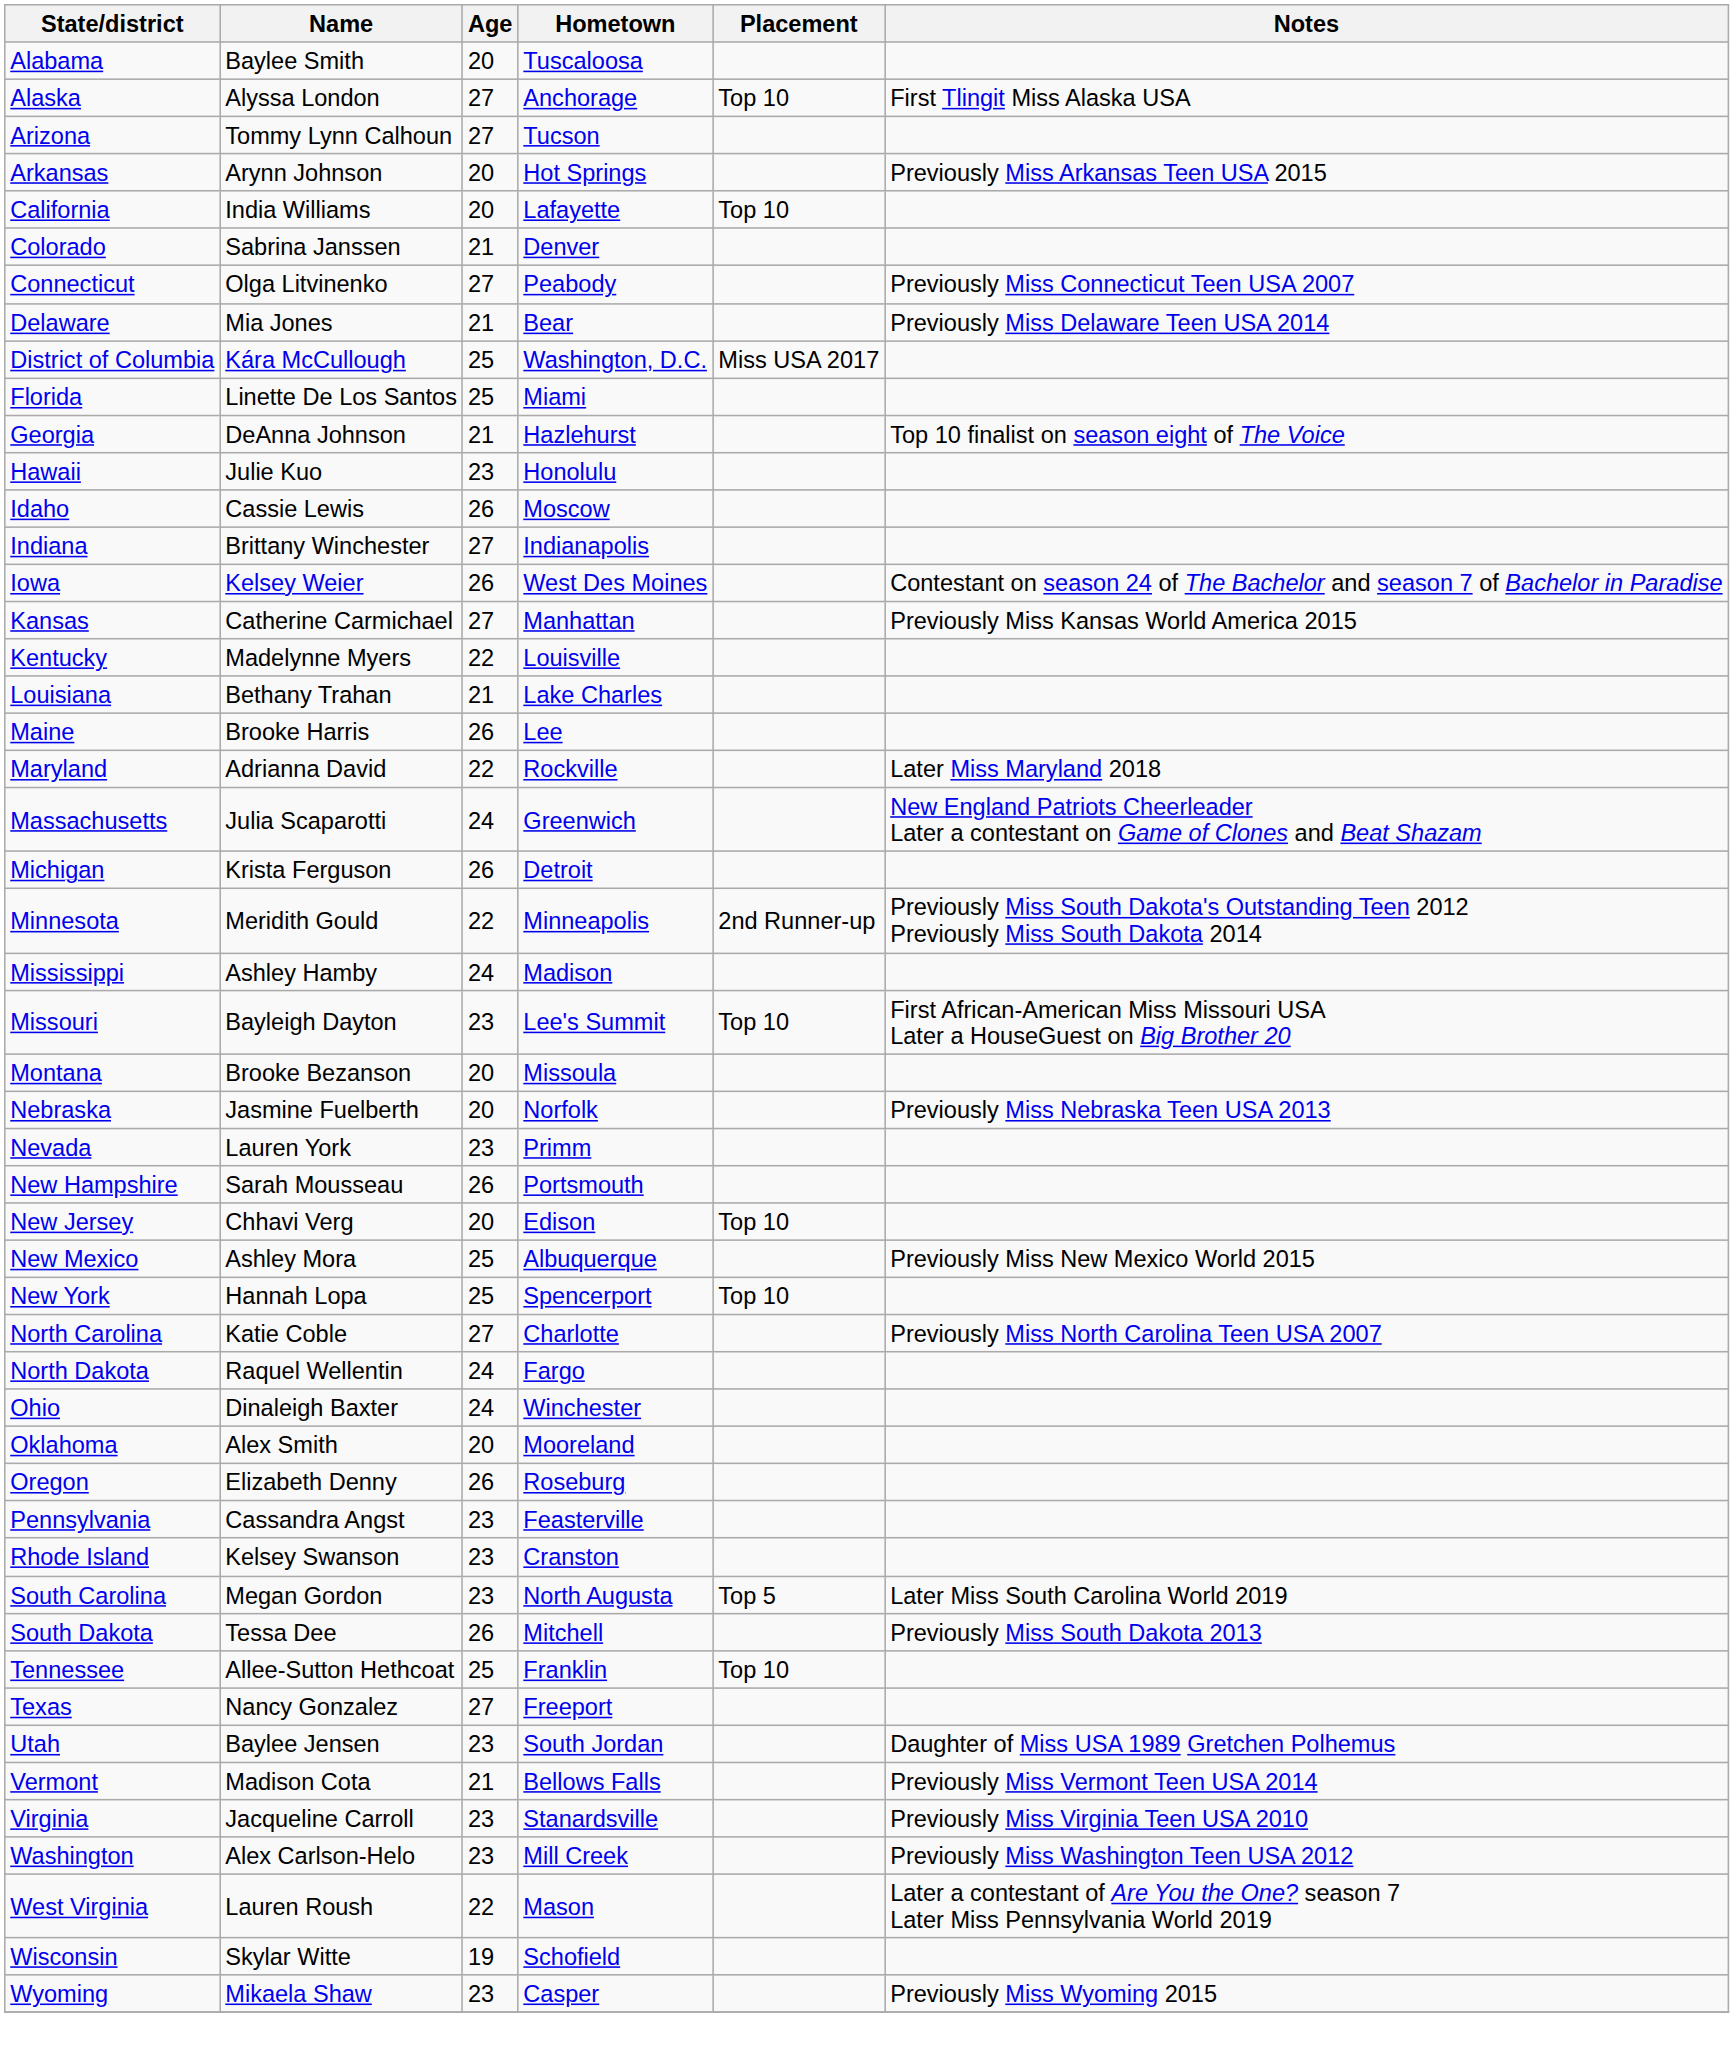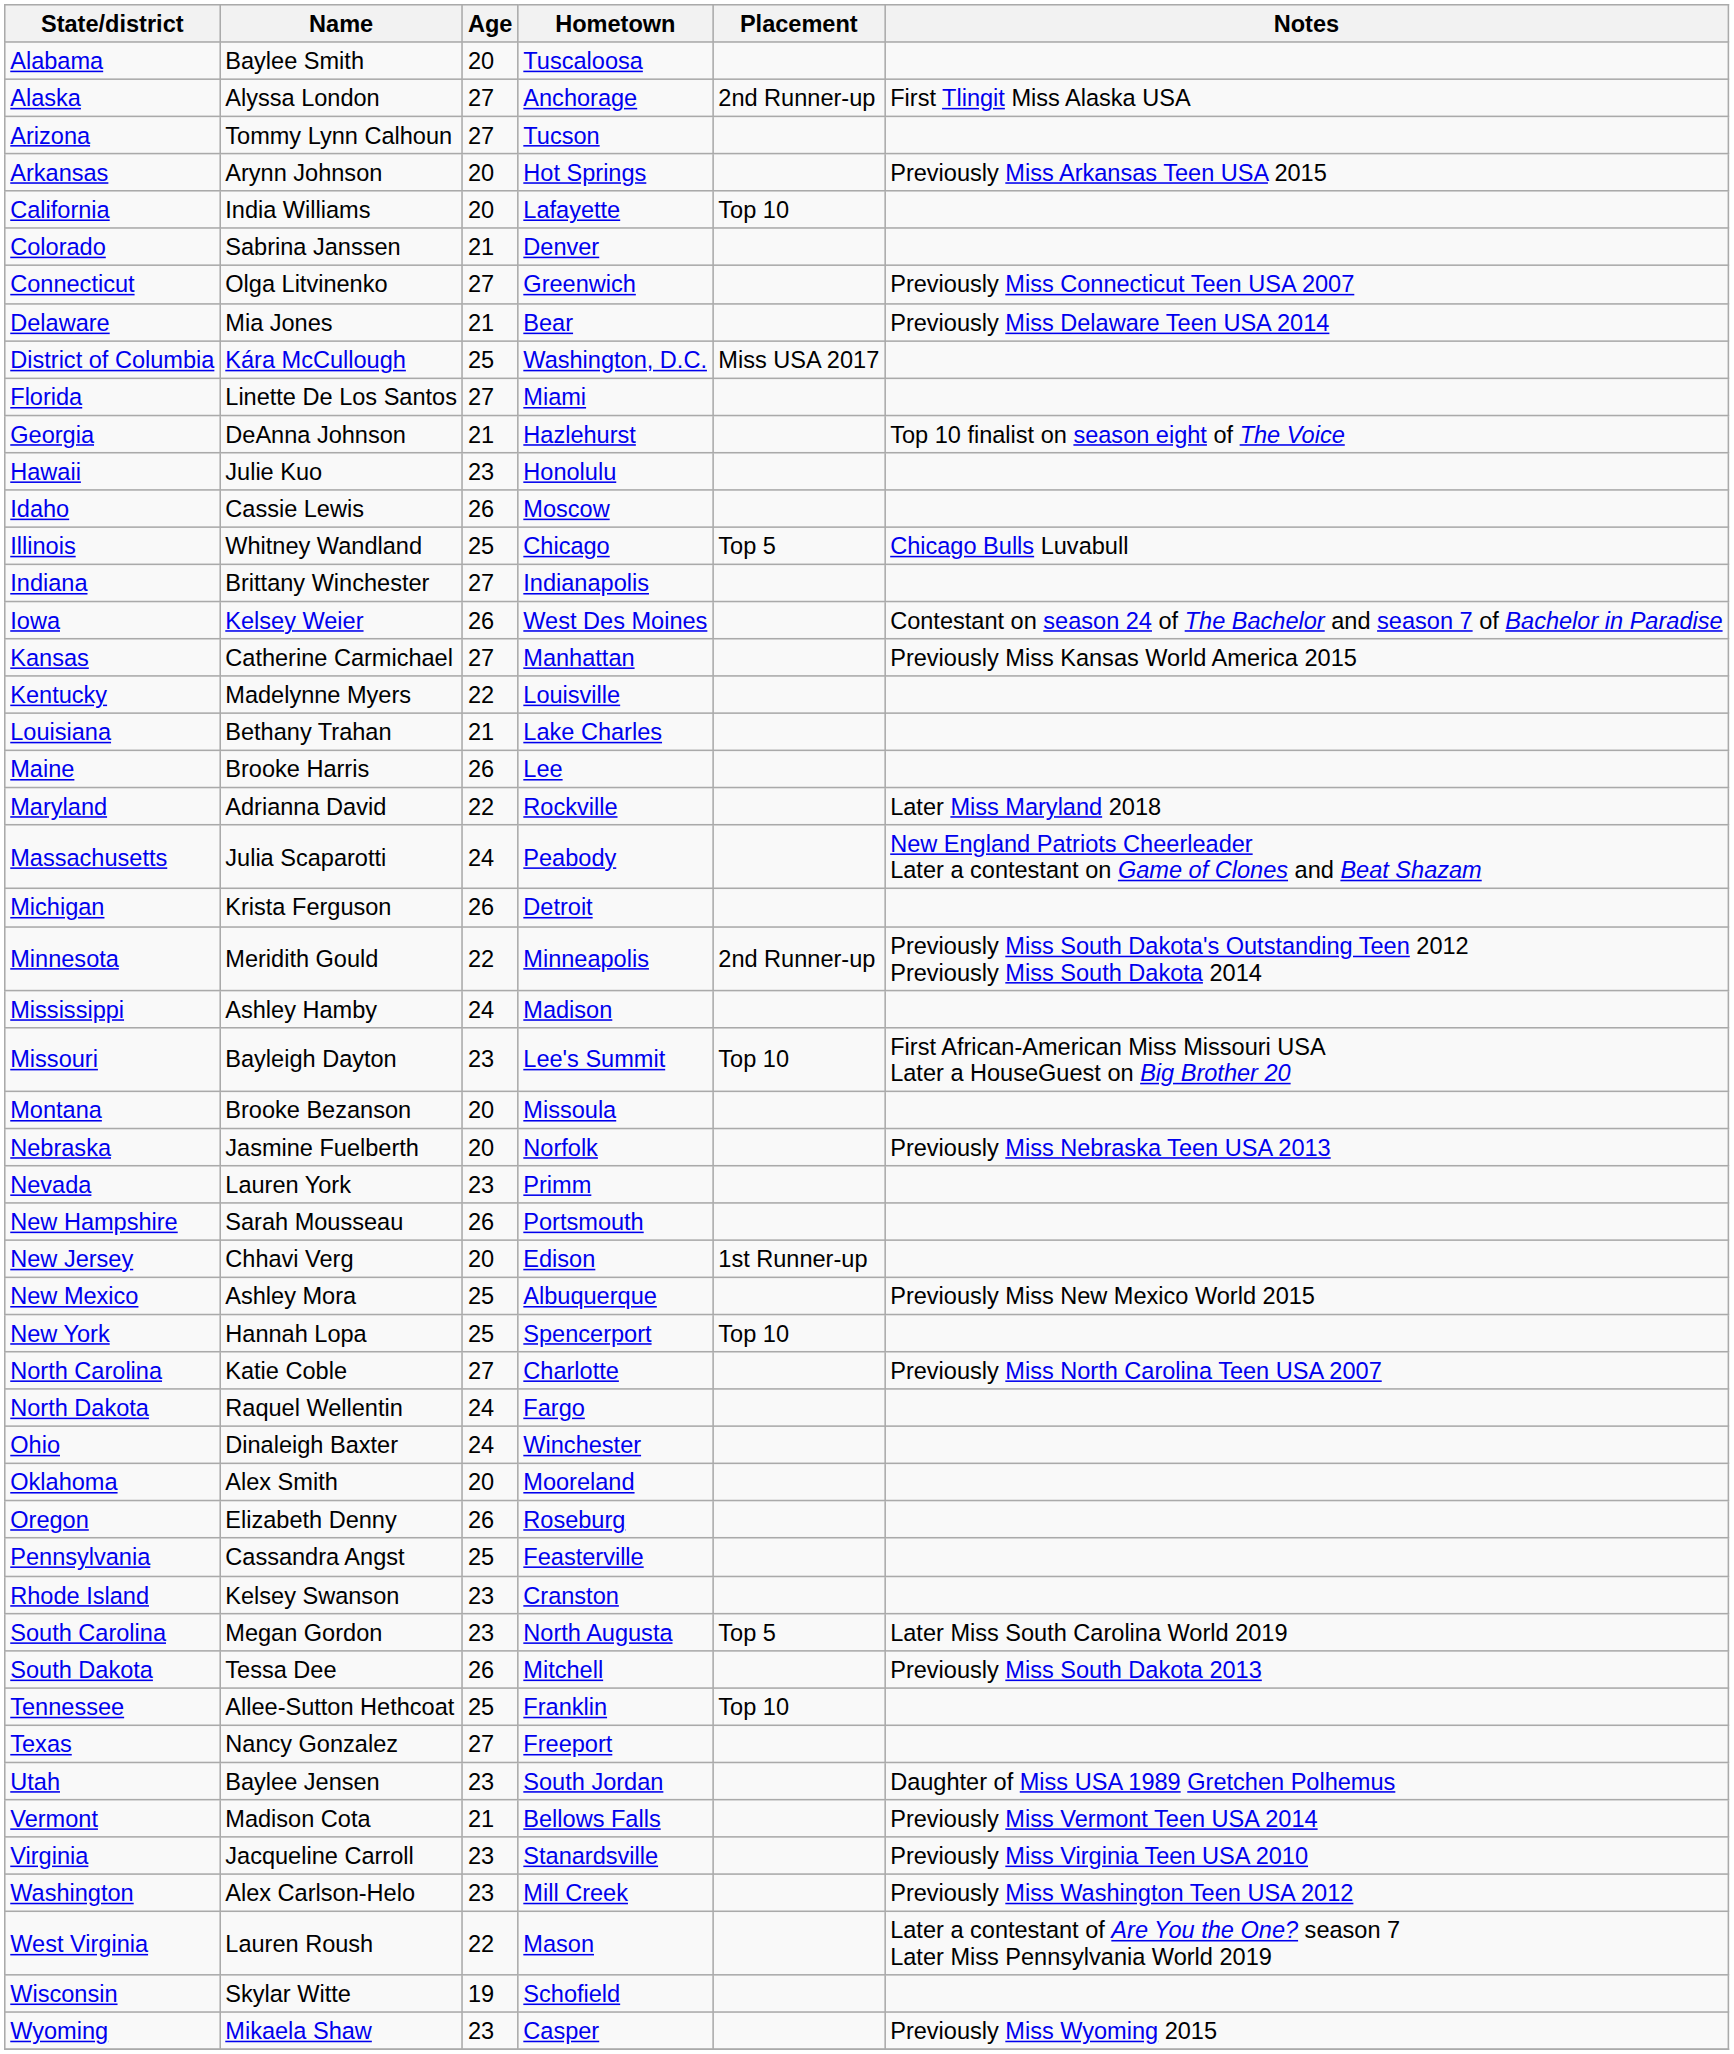(754, 98) Top 10 -> (797, 98) 2nd Runner-up
(570, 285) Peabody -> (580, 285) Greenwich
(481, 397) 25 -> (481, 397) 27
+ row: (43, 546)
(580, 820) Greenwich -> (570, 857) Peabody
(754, 1222) Top 10 -> (793, 1259) 1st Runner-up
(481, 1520) 23 -> (481, 1557) 25
